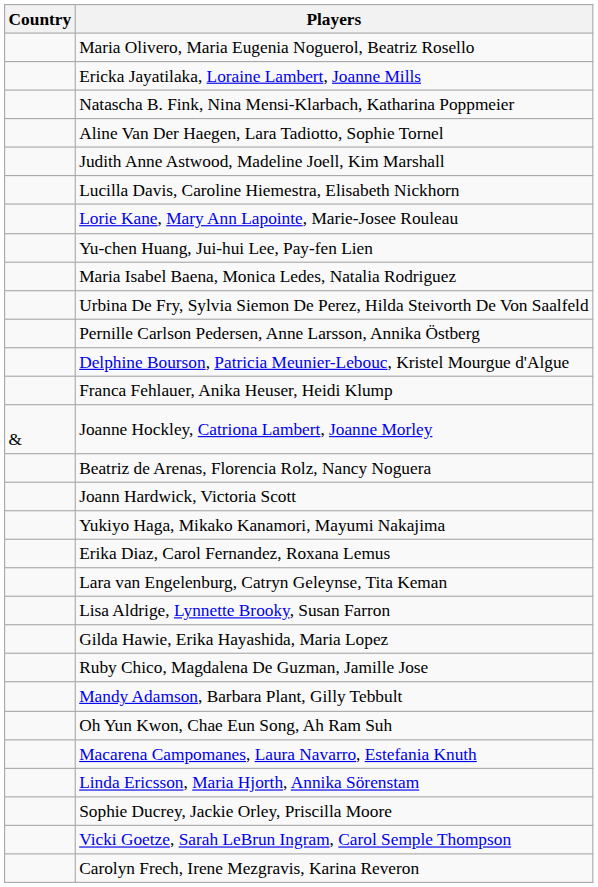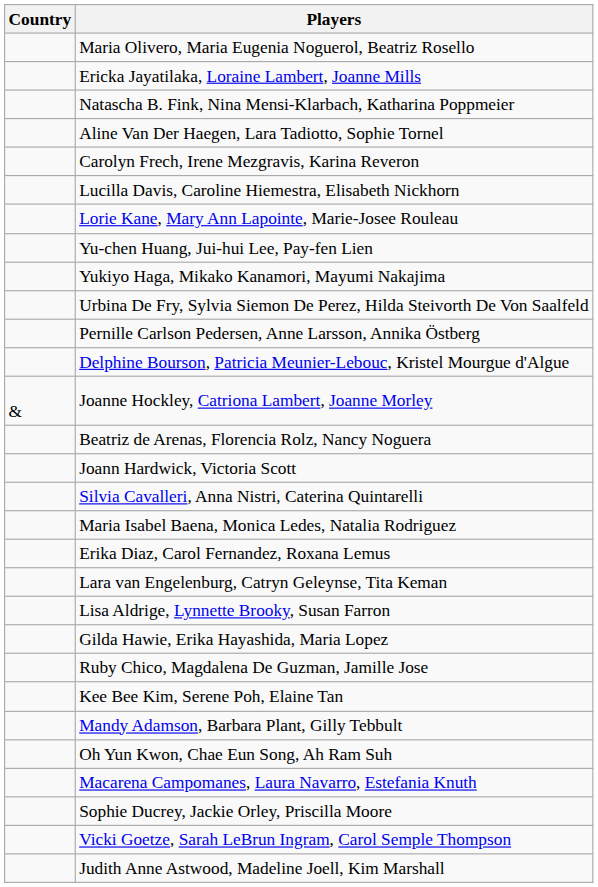rows swapped: (262, 161) <-> (249, 868)
rows swapped: (268, 276) <-> (262, 525)
- row: (236, 390)
+ row: (251, 496)
+ row: (211, 696)
- row: (249, 782)
